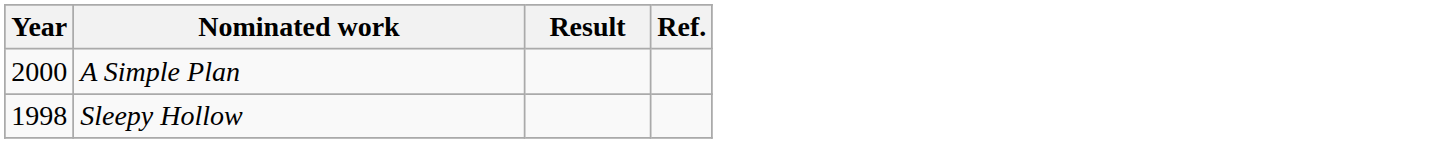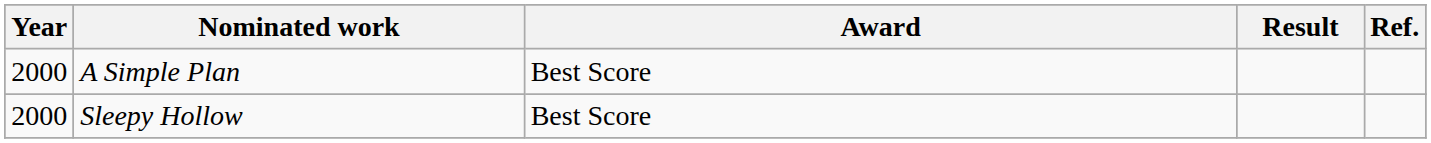+ column: (881, 26)
(39, 115) 1998 -> (39, 115) 2000
